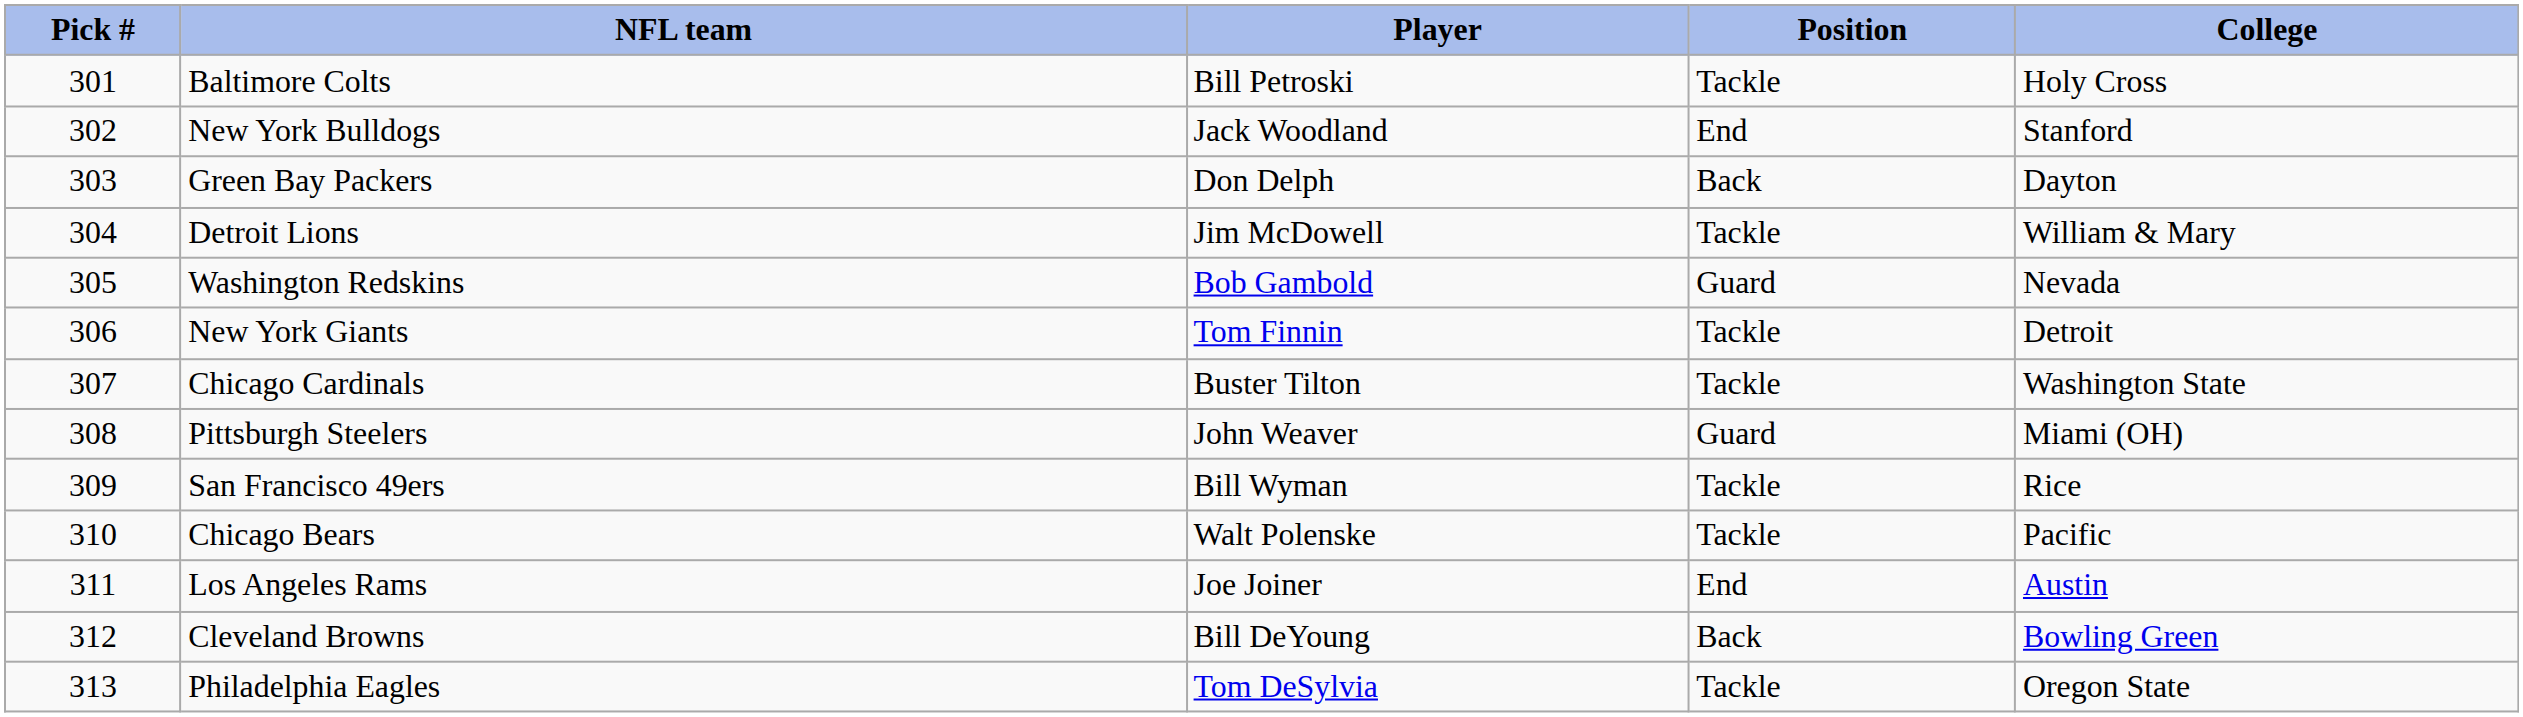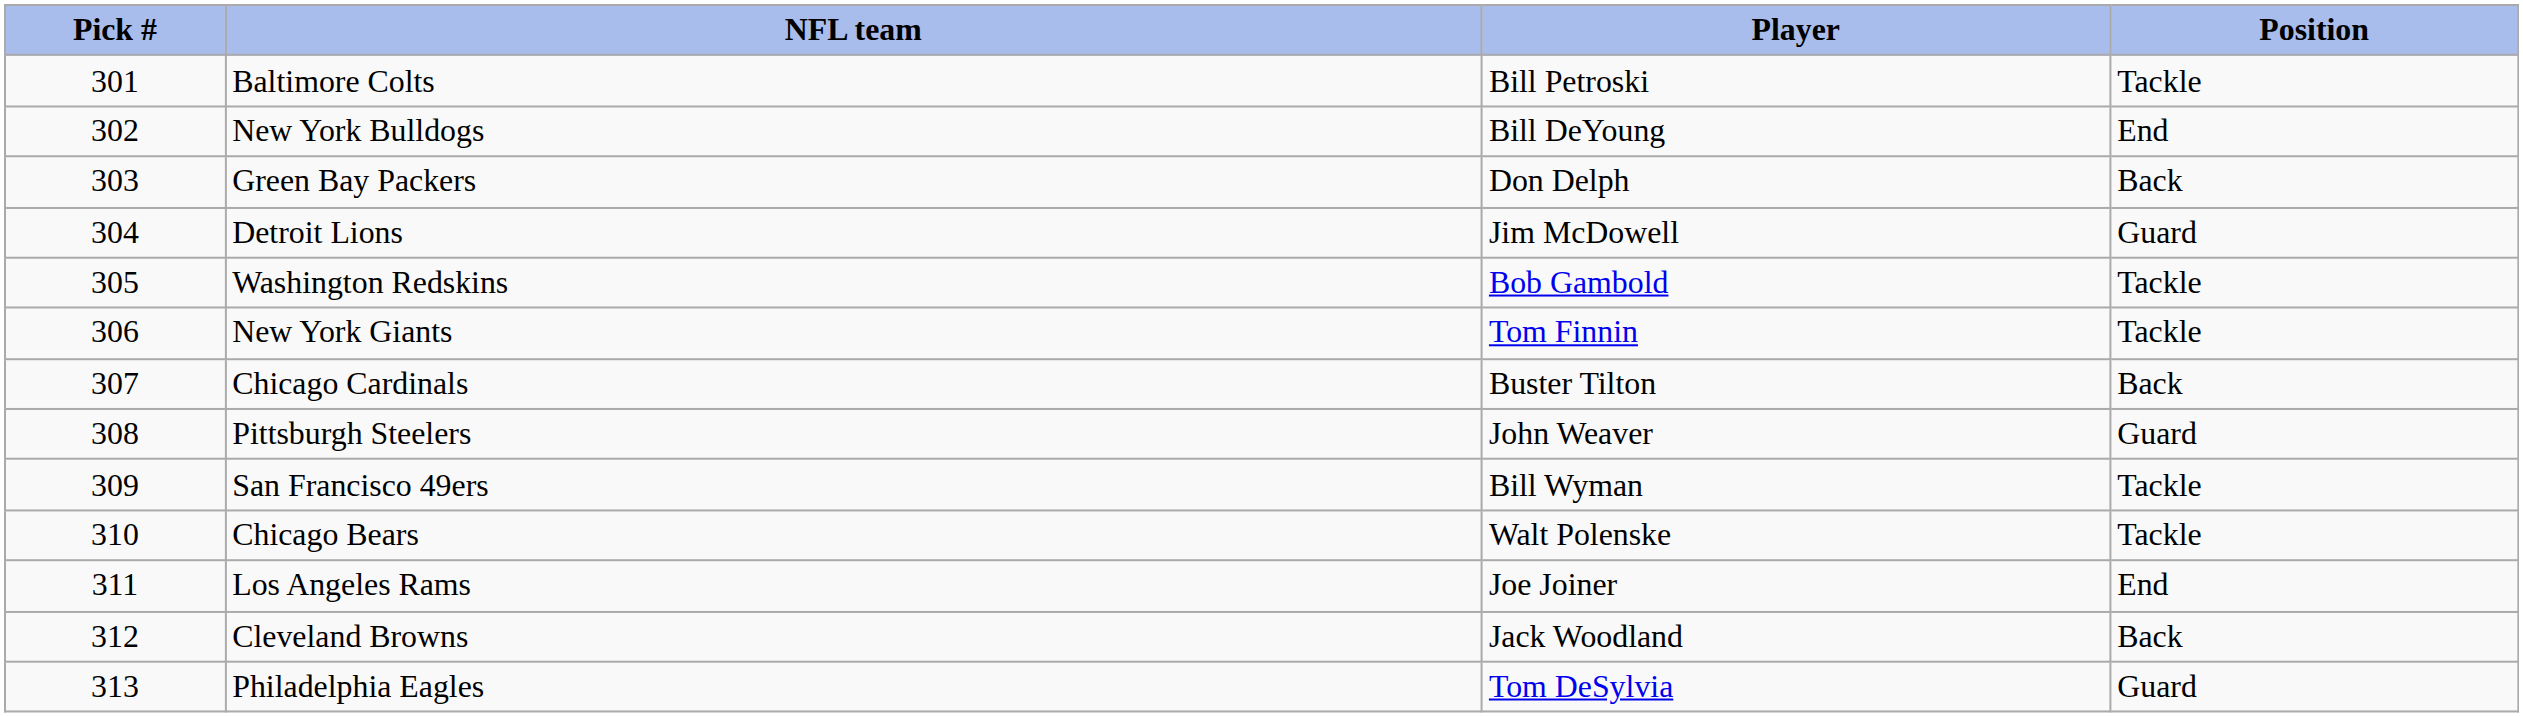- column: (2267, 29)
(1291, 130) Jack Woodland -> (1577, 130) Bill DeYoung
(1738, 231) Tackle -> (2157, 231) Guard
(1736, 282) Guard -> (2159, 282) Tackle
(1738, 383) Tackle -> (2150, 383) Back
(1282, 635) Bill DeYoung -> (1586, 635) Jack Woodland
(1738, 686) Tackle -> (2157, 686) Guard
